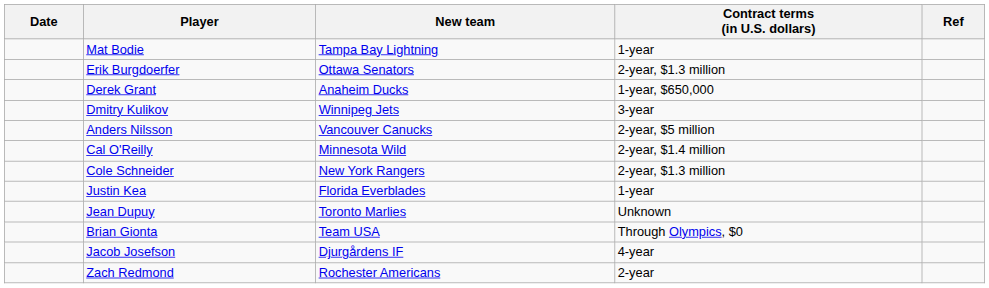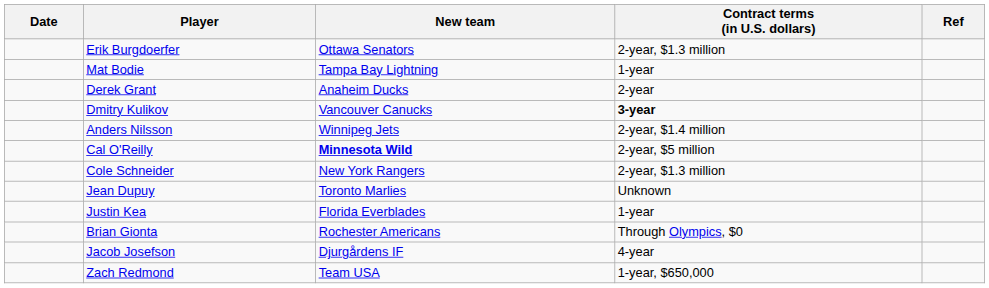rows swapped: (115, 49) <-> (133, 69)
(666, 89) 1-year, $650,000 -> (636, 89) 2-year
(359, 110) Winnipeg Jets -> (375, 110) Vancouver Canucks
(636, 110) normal -> (637, 110) bold
(375, 130) Vancouver Canucks -> (359, 130) Winnipeg Jets
(666, 130) 2-year, $5 million -> (671, 130) 2-year, $1.4 million
(362, 150) normal -> (366, 150) bold
(671, 150) 2-year, $1.4 million -> (666, 150) 2-year, $5 million
rows swapped: (120, 211) <-> (116, 191)
(349, 232) Team USA -> (379, 232) Rochester Americans
(379, 272) Rochester Americans -> (349, 272) Team USA
(636, 272) 2-year -> (666, 272) 1-year, $650,000
